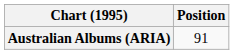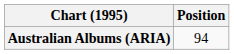(201, 37) 91 -> (201, 37) 94
